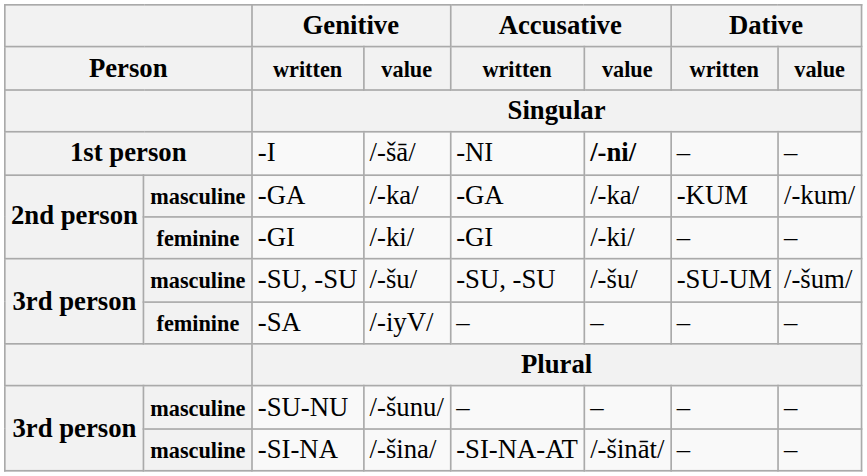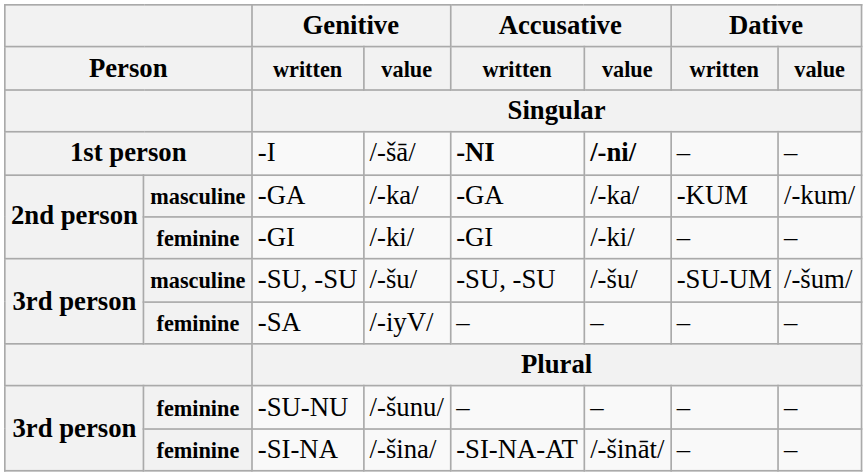(475, 152) normal -> (475, 152) bold
(198, 408) masculine -> (198, 408) feminine
(198, 451) masculine -> (198, 451) feminine
